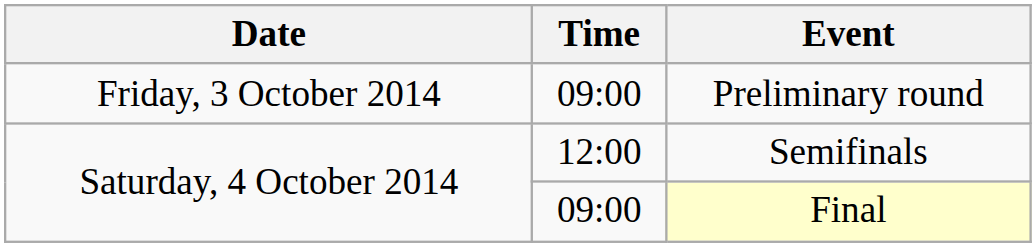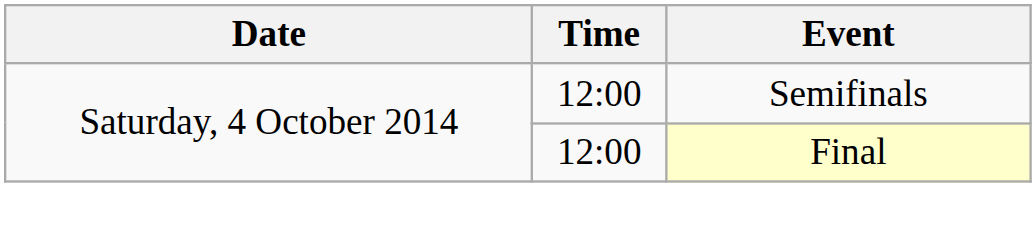- row: (848, 92)
(599, 210) 09:00 -> (599, 151) 12:00
